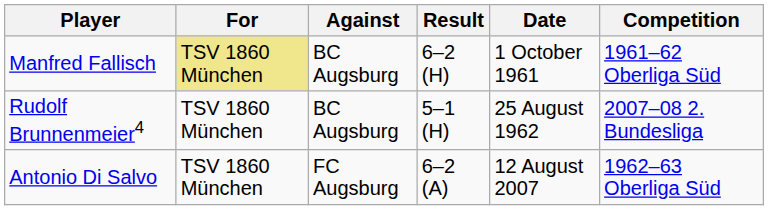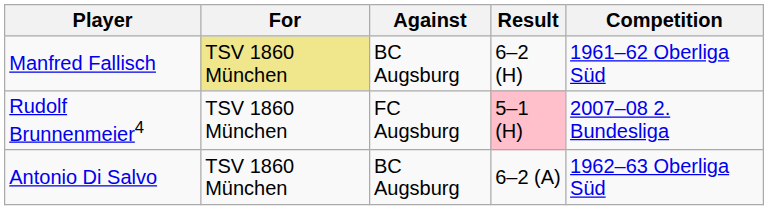- column: (545, 20)
(356, 120) BC Augsburg -> (417, 120) FC Augsburg
(438, 120) no background -> (512, 120) pink background
(356, 177) FC Augsburg -> (417, 177) BC Augsburg
